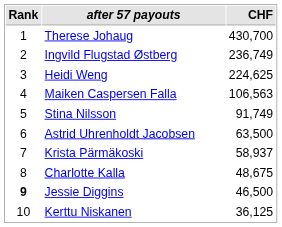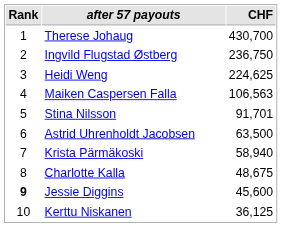(251, 55) 236,749 -> (251, 55) 236,750
(254, 114) 91,749 -> (254, 114) 91,701
(254, 153) 58,937 -> (254, 153) 58,940
(254, 192) 46,500 -> (254, 192) 45,600
